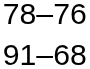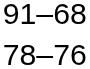rows swapped: (45, 55) <-> (45, 13)
